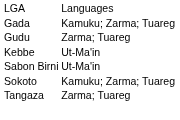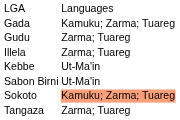+ row: (15, 52)
(118, 81) no background -> (118, 96) lightsalmon background
